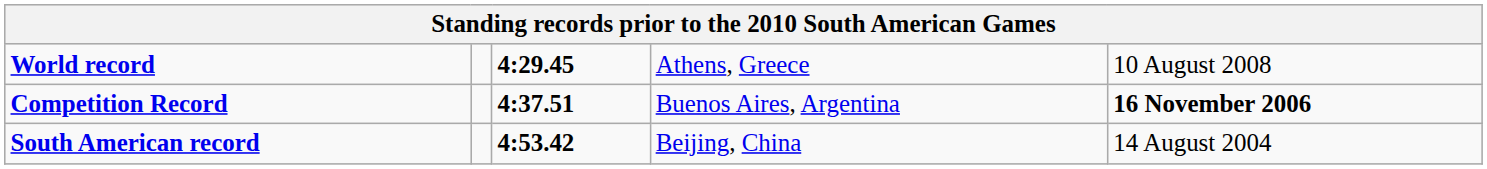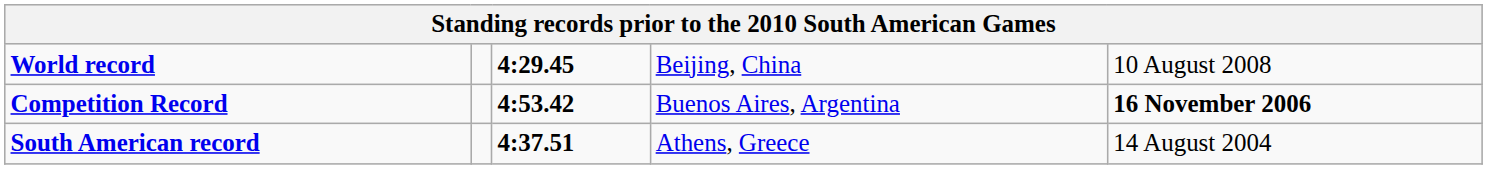(733, 63) Athens, Greece -> (728, 63) Beijing, China
(536, 103) 4:37.51 -> (536, 103) 4:53.42
(536, 143) 4:53.42 -> (536, 143) 4:37.51
(728, 143) Beijing, China -> (733, 143) Athens, Greece
